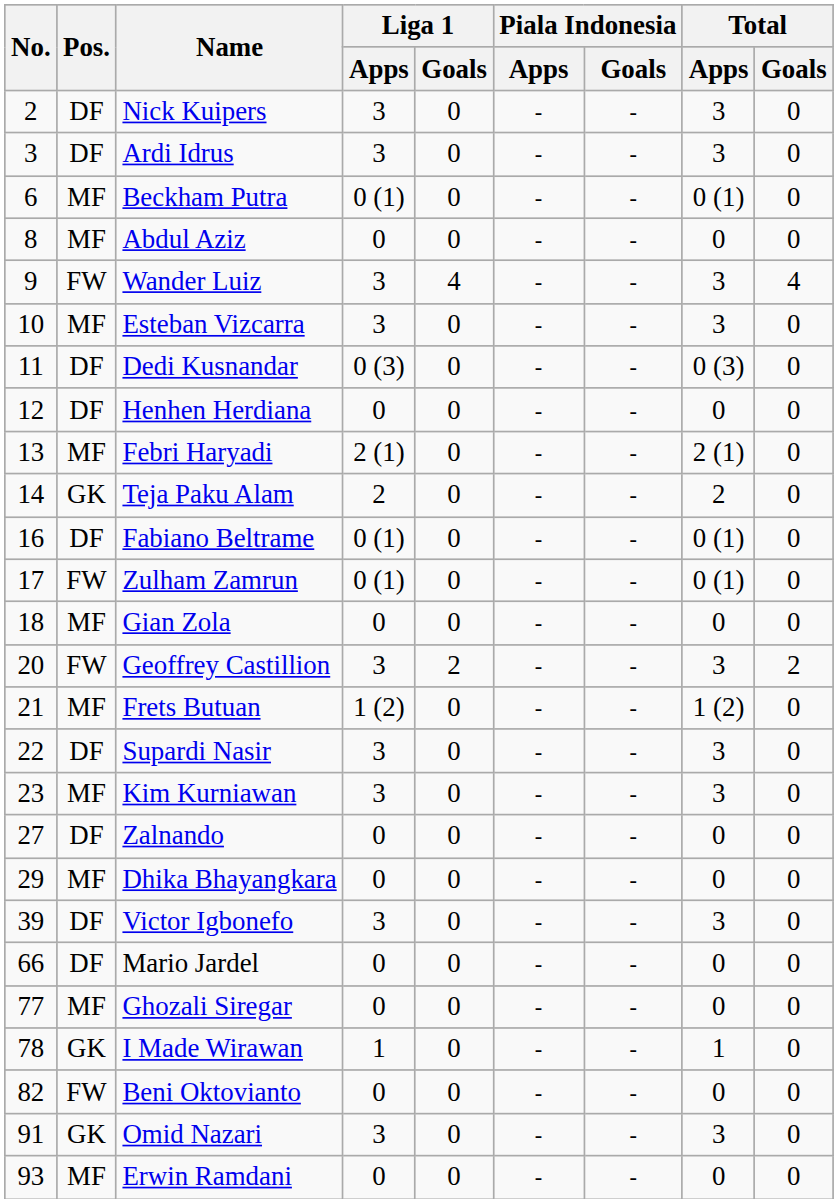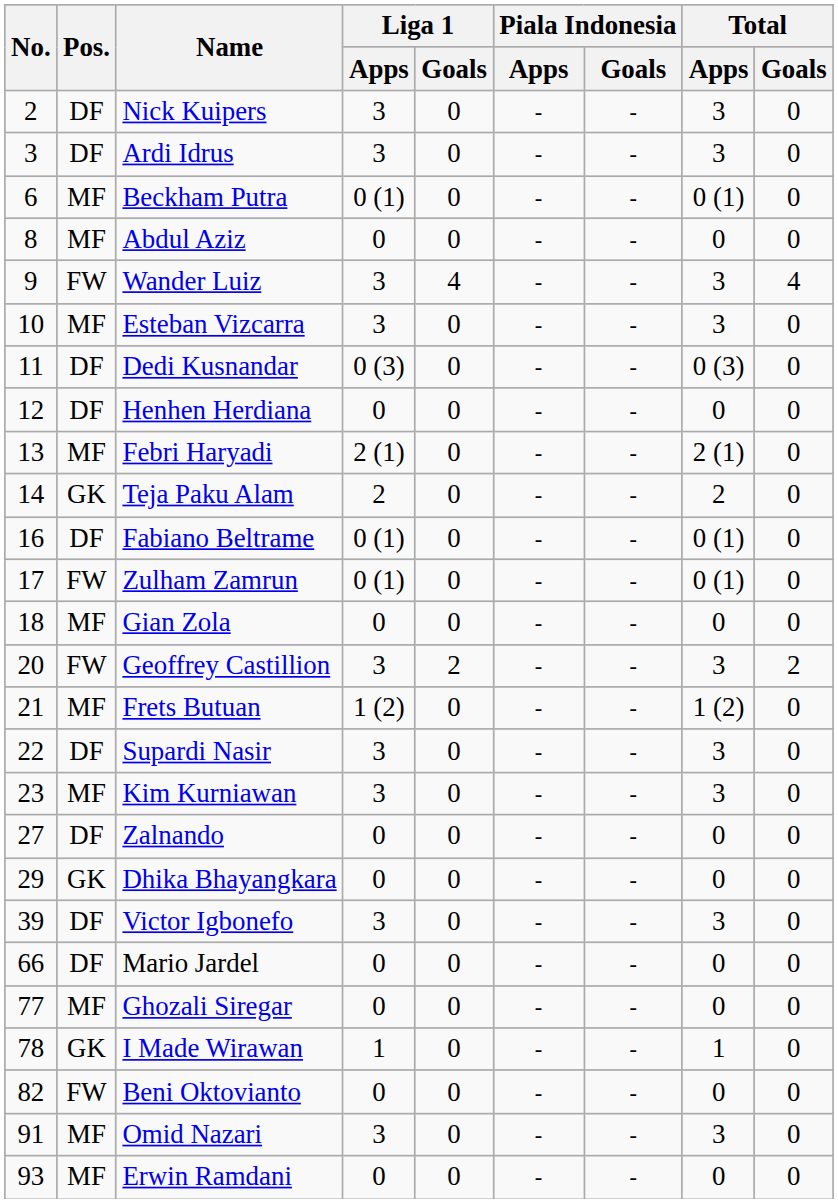(87, 878) MF -> (87, 878) GK
(87, 1134) GK -> (87, 1134) MF
